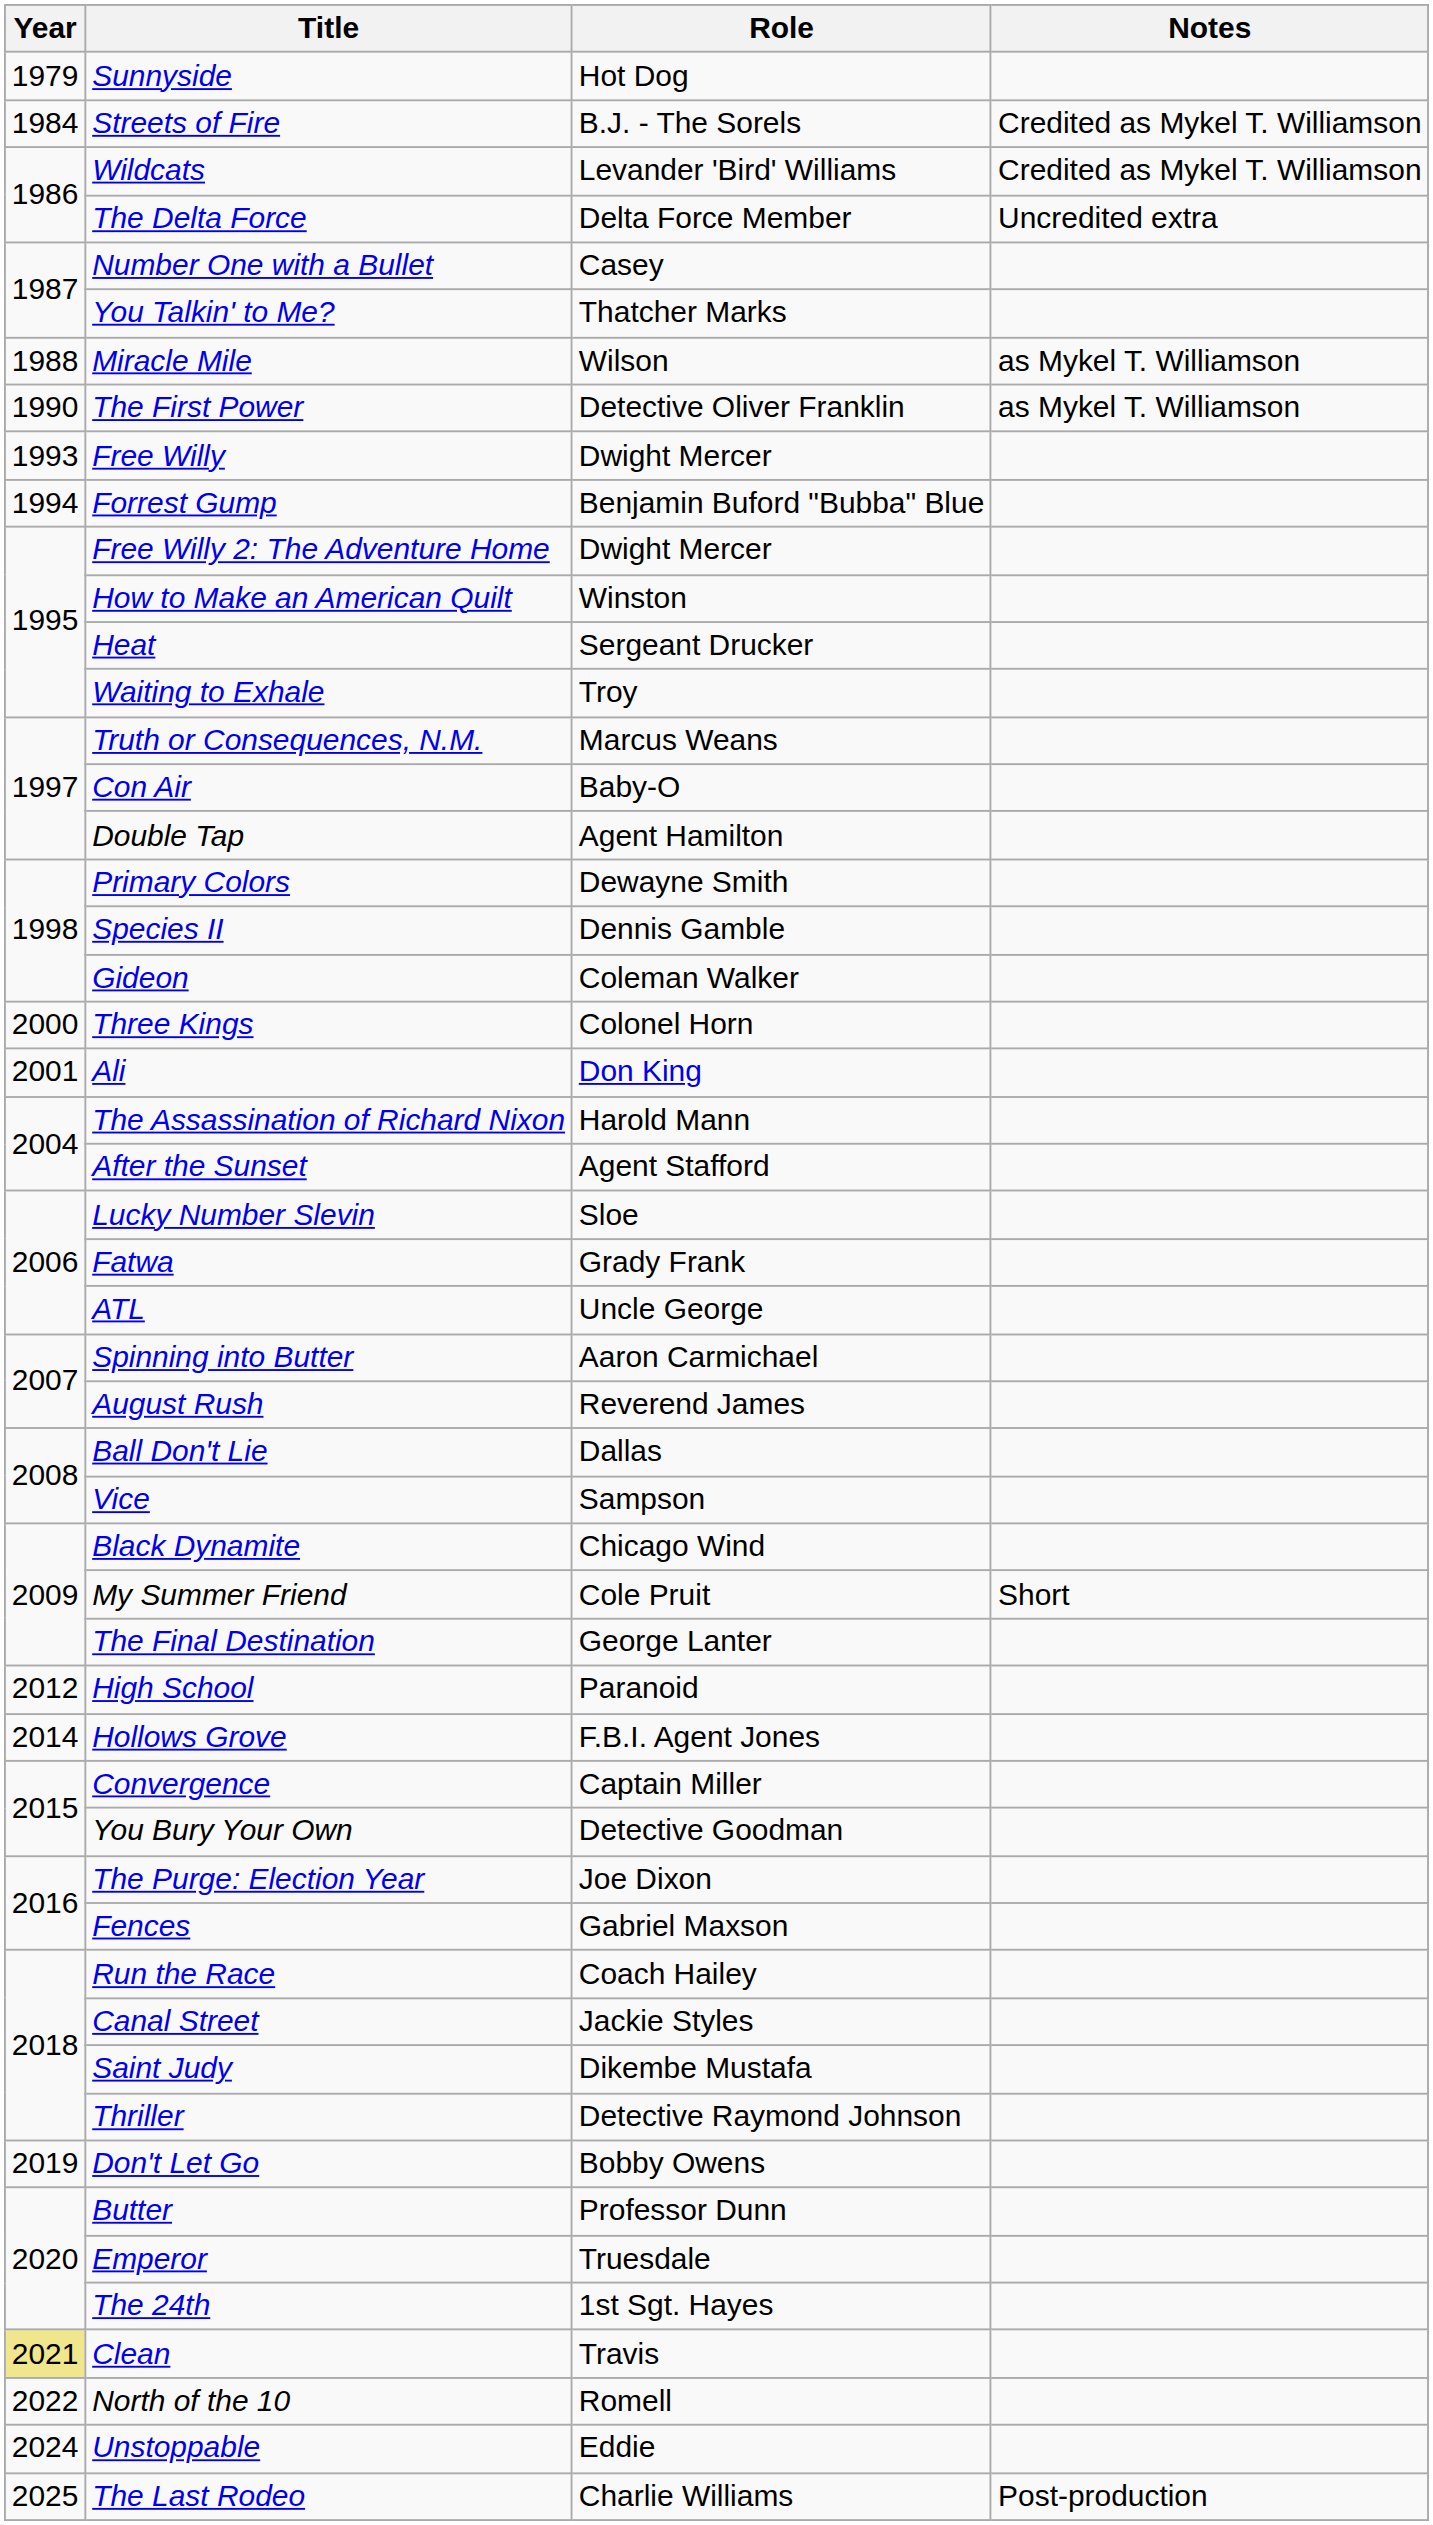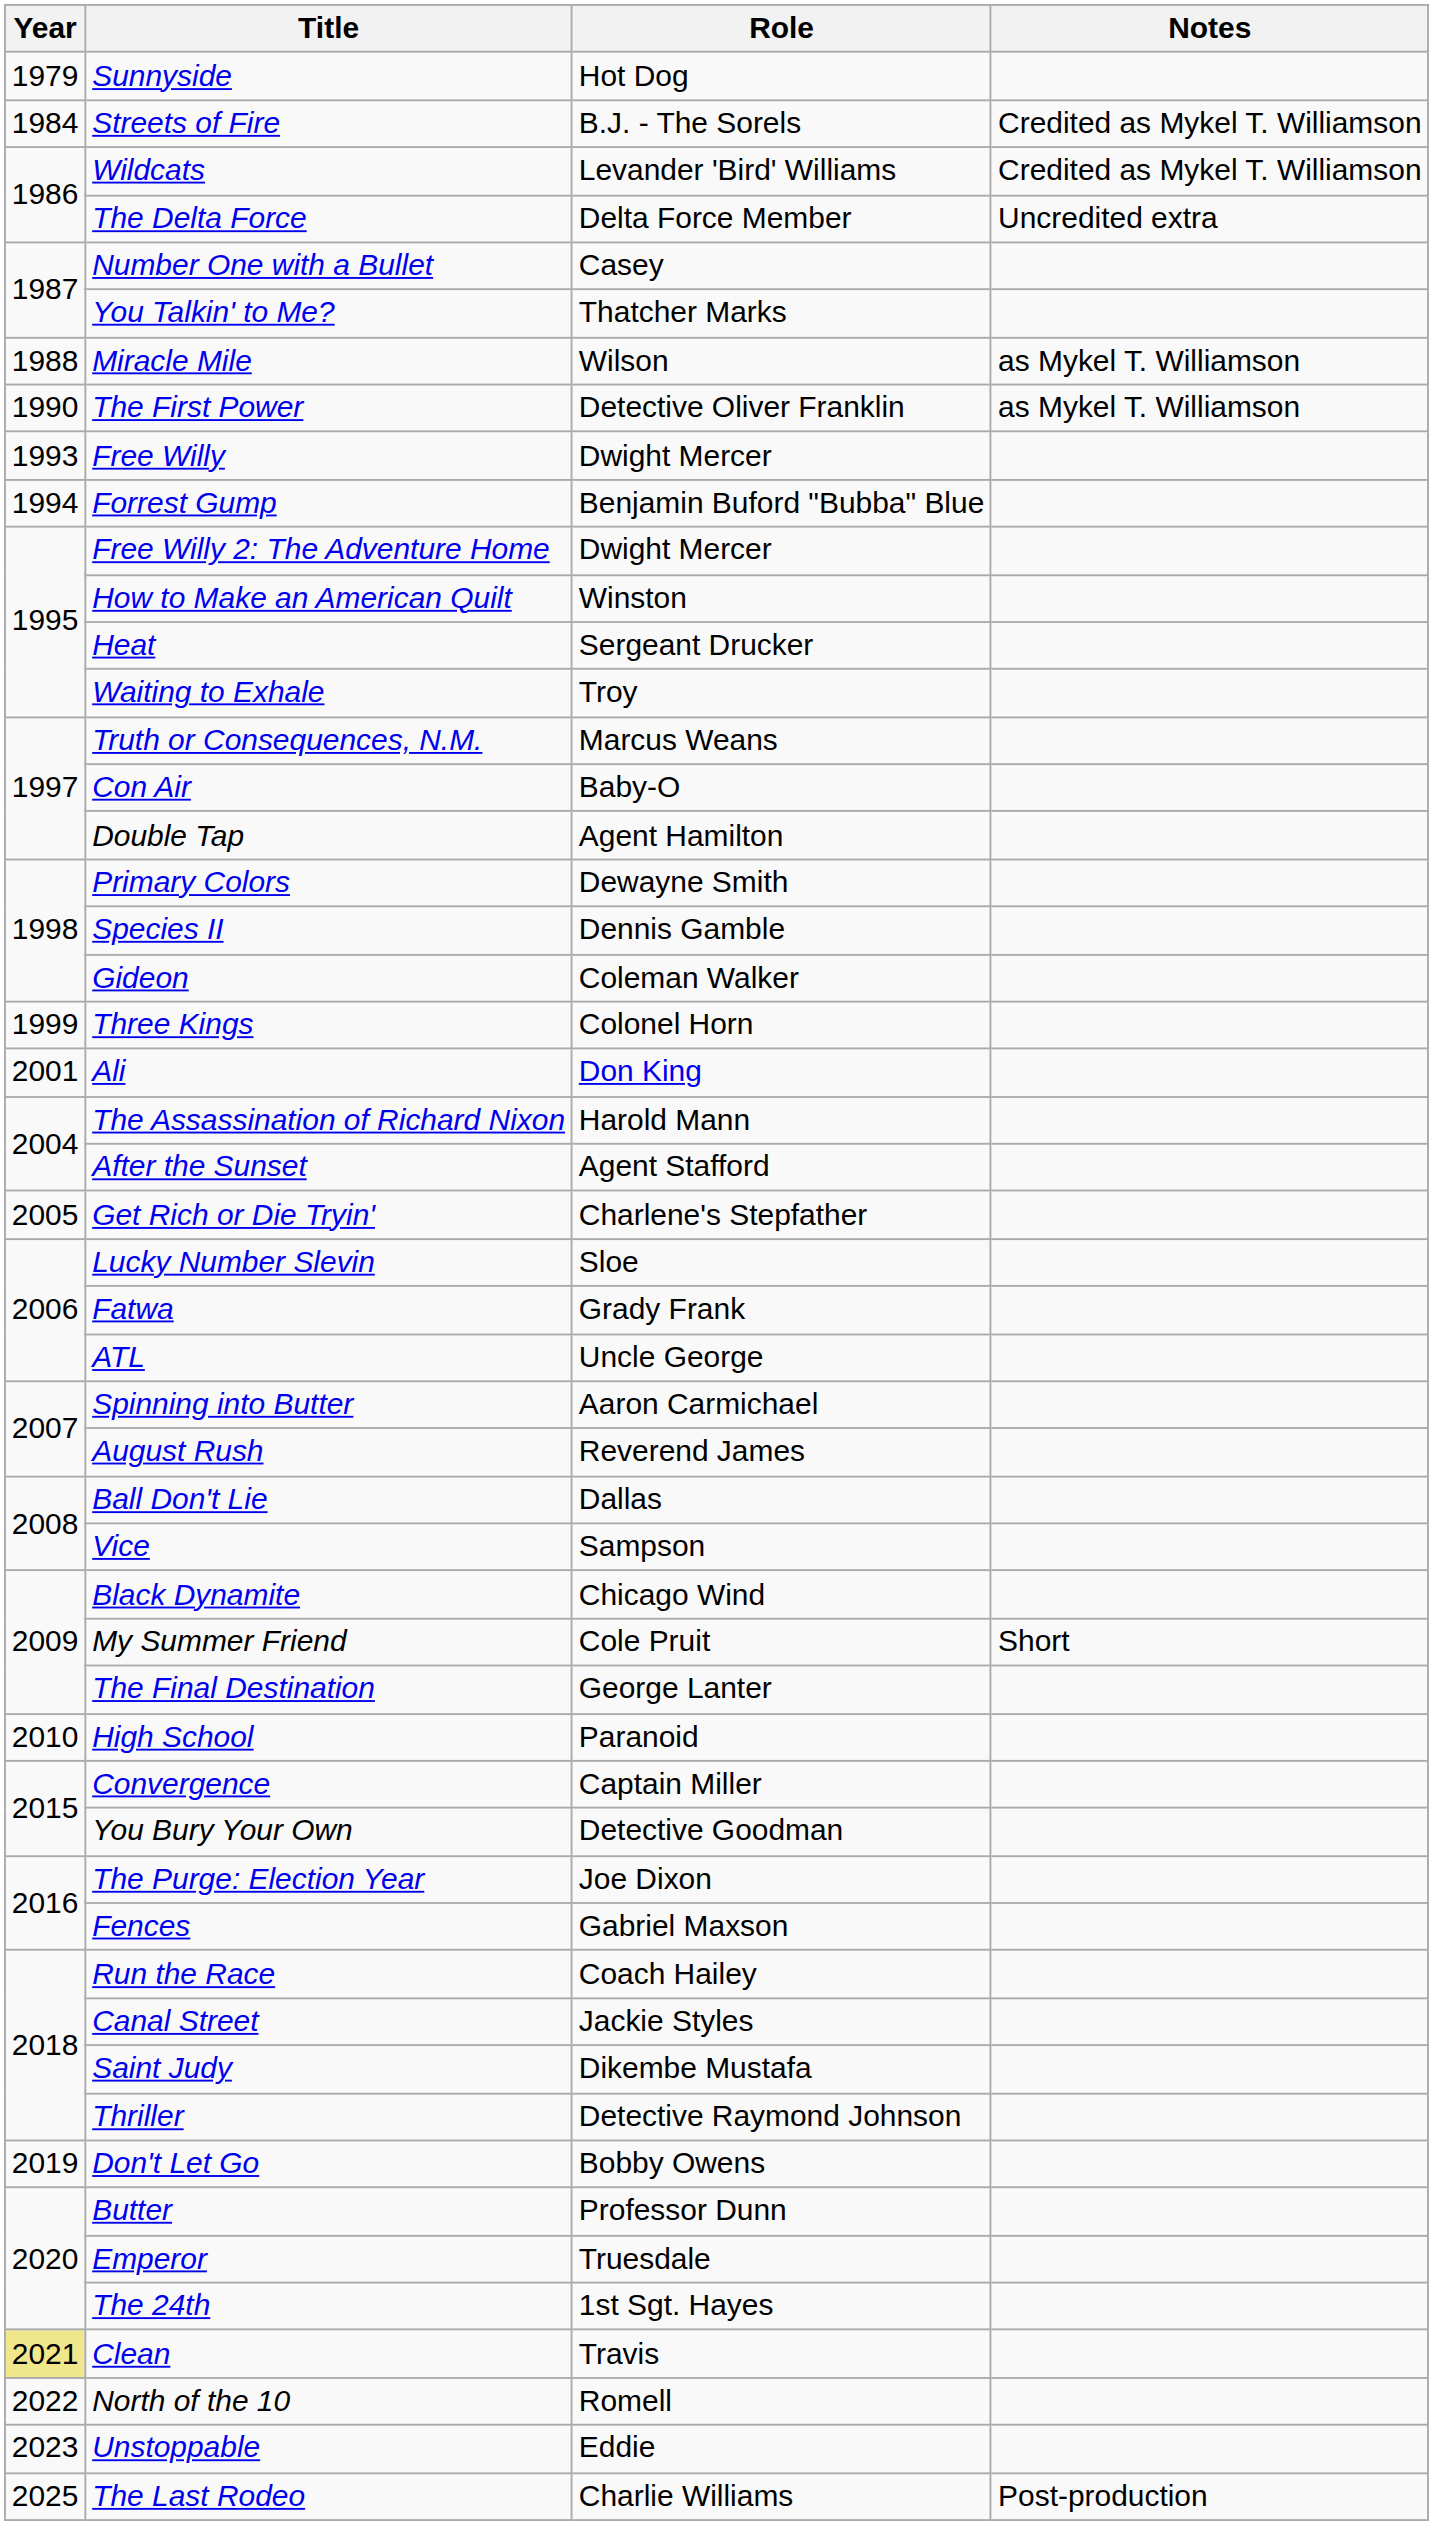(45, 1024) 2000 -> (45, 1024) 1999
+ row: (234, 1214)
(45, 1689) 2012 -> (45, 1736) 2010
- row: (189, 1736)
(45, 2448) 2024 -> (45, 2448) 2023
